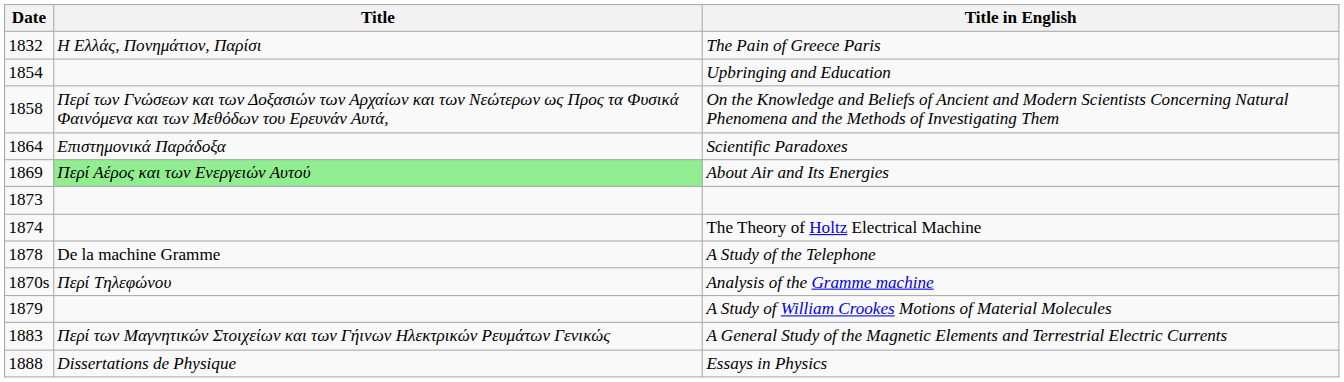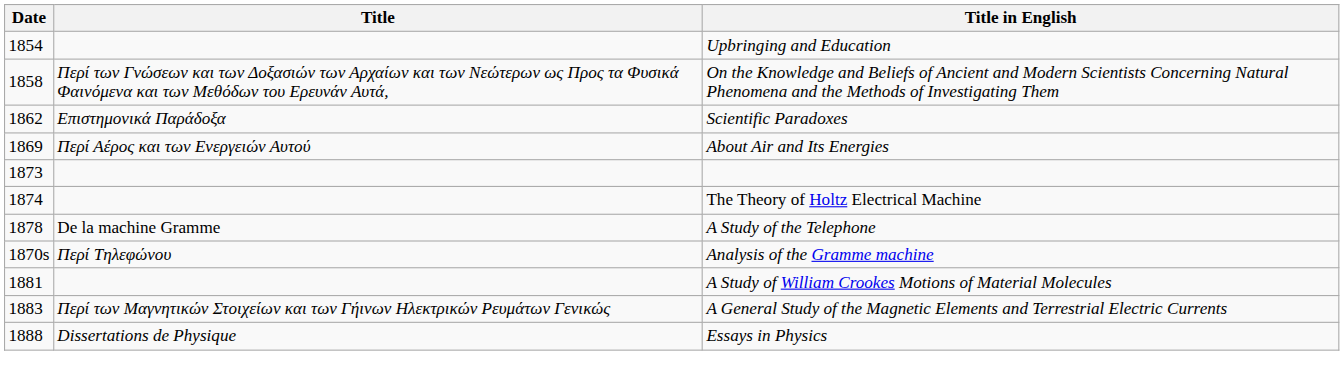- row: (794, 45)
(26, 145) 1864 -> (26, 118) 1862
(184, 173) lightgreen background -> (184, 145) no background
(26, 308) 1879 -> (26, 281) 1881
